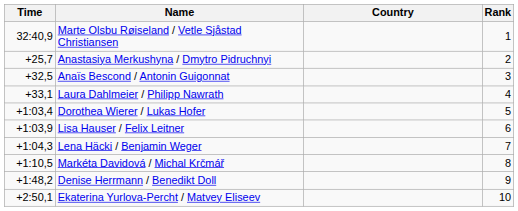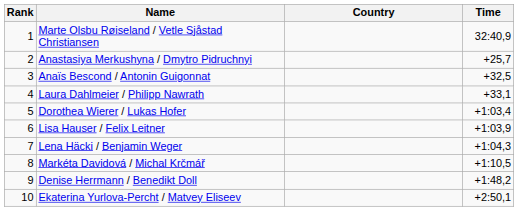columns swapped: (498, 13) <-> (30, 13)
